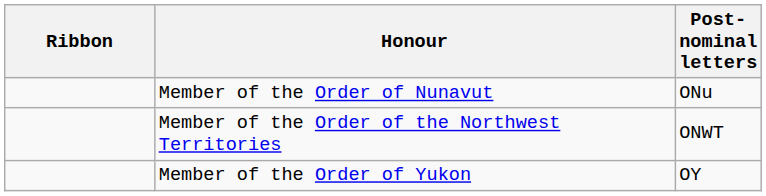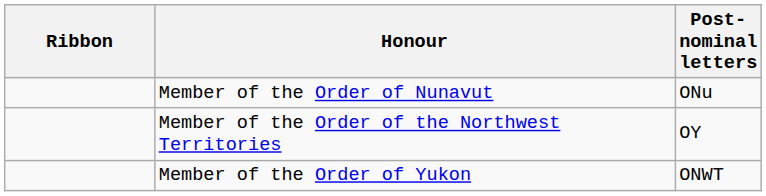(702, 134) ONWT -> (690, 134) OY
(690, 175) OY -> (702, 175) ONWT
